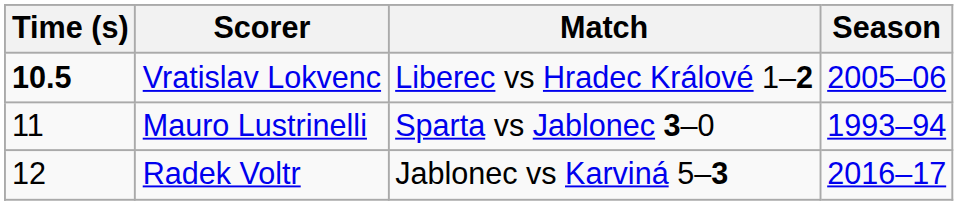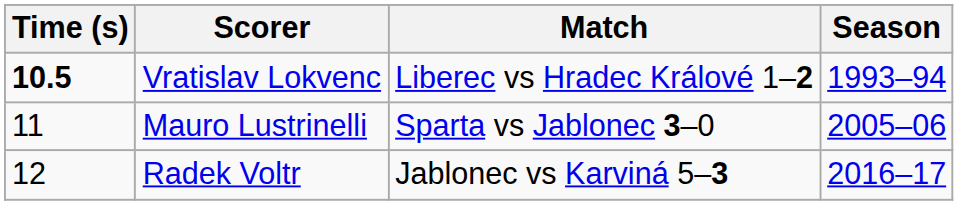(887, 77) 2005–06 -> (887, 77) 1993–94
(887, 125) 1993–94 -> (887, 125) 2005–06
